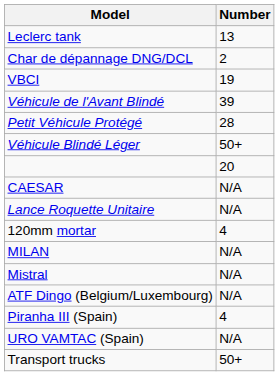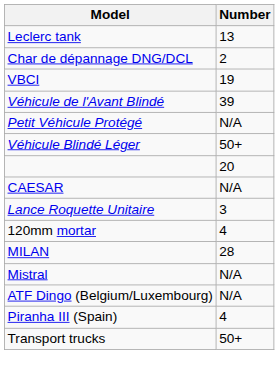(227, 123) 28 -> (231, 123) N/A
(231, 209) N/A -> (223, 209) 3
(231, 252) N/A -> (227, 252) 28
- row: (76, 338)
